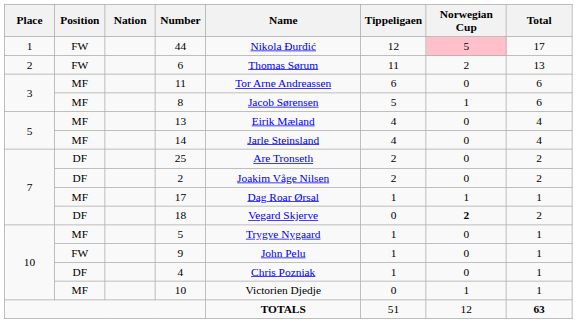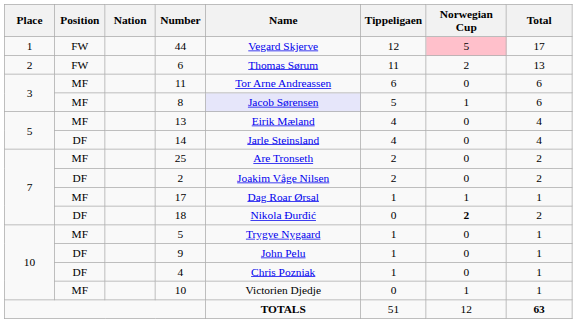(283, 46) Nikola Đurđić -> (283, 46) Vegard Skjerve
(283, 102) no background -> (283, 102) lavender background
(80, 140) MF -> (80, 140) DF
(80, 159) DF -> (80, 159) MF
(283, 215) Vegard Skjerve -> (283, 215) Nikola Đurđić
(80, 253) FW -> (80, 253) DF
